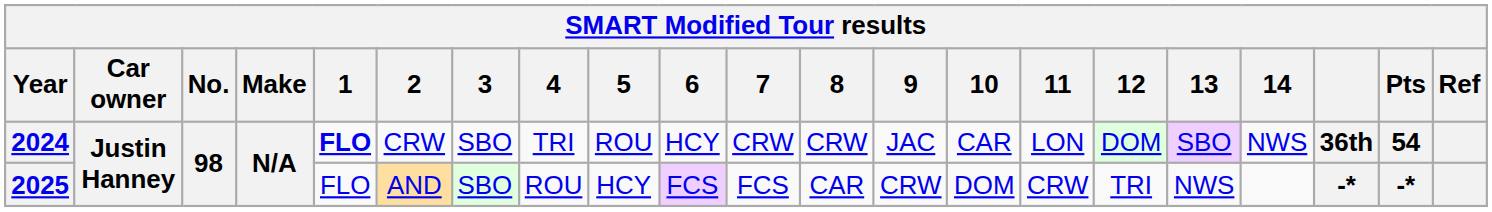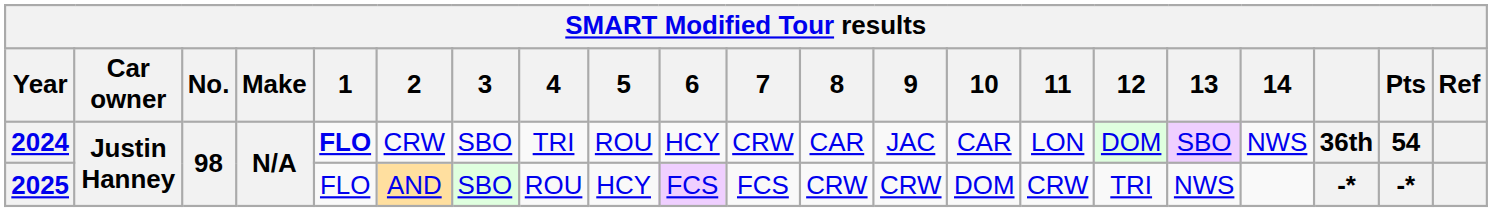(837, 142) CRW -> (837, 142) CAR
(837, 185) CAR -> (837, 185) CRW
